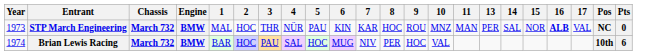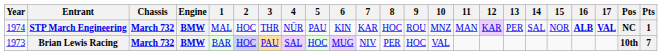+ column: (492, 12)
(16, 28) 1973 -> (16, 28) 1974
(582, 28) normal -> (607, 28) bold
(624, 28) 0 -> (649, 28) 1
(16, 43) 1974 -> (16, 43) 1973
(624, 43) 6 -> (649, 43) 7
